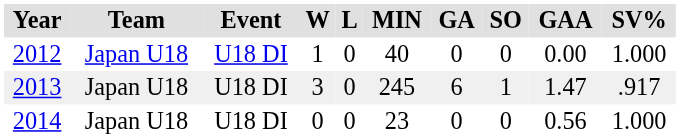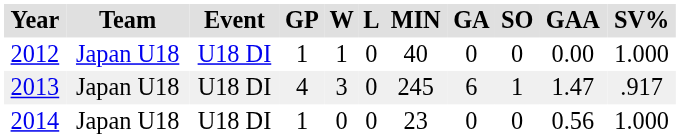+ column: (302, 20)
